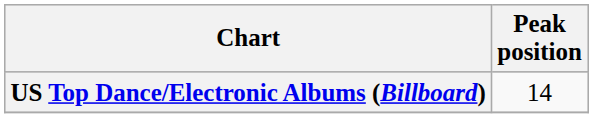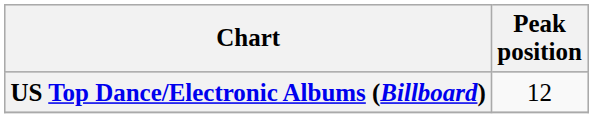(540, 91) 14 -> (540, 91) 12
